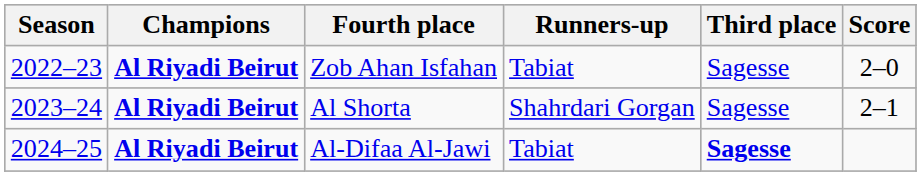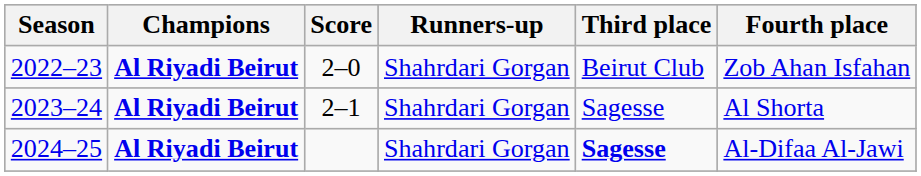columns swapped: (879, 25) <-> (404, 25)
(541, 66) Tabiat -> (477, 66) Shahrdari Gorgan
(748, 66) Sagesse -> (643, 66) Beirut Club
(541, 149) Tabiat -> (477, 149) Shahrdari Gorgan
